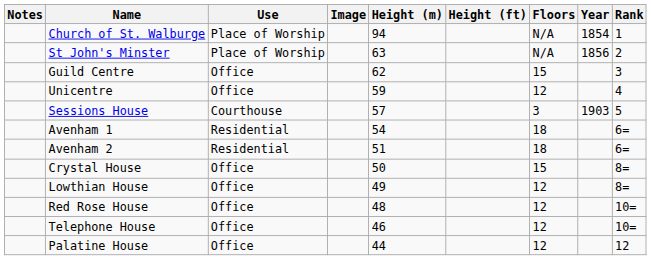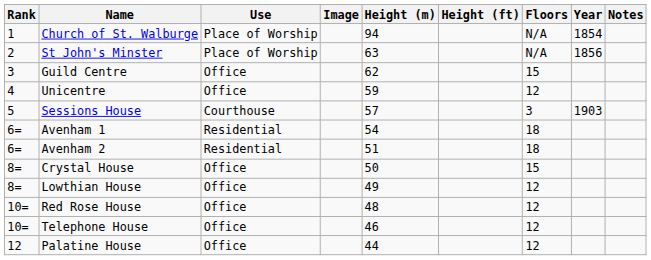columns swapped: (629, 14) <-> (25, 14)
